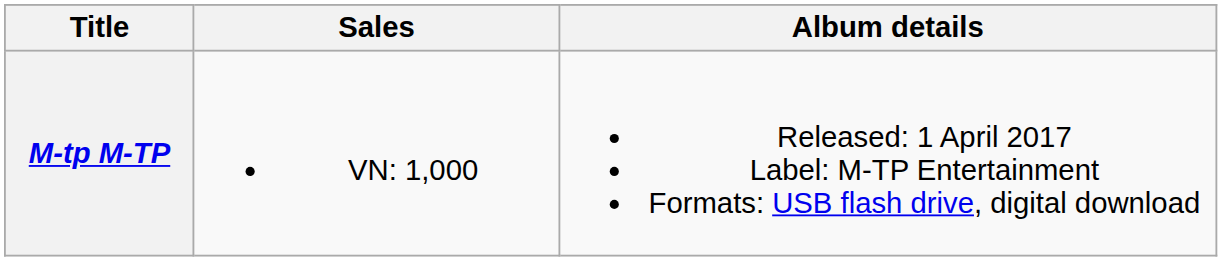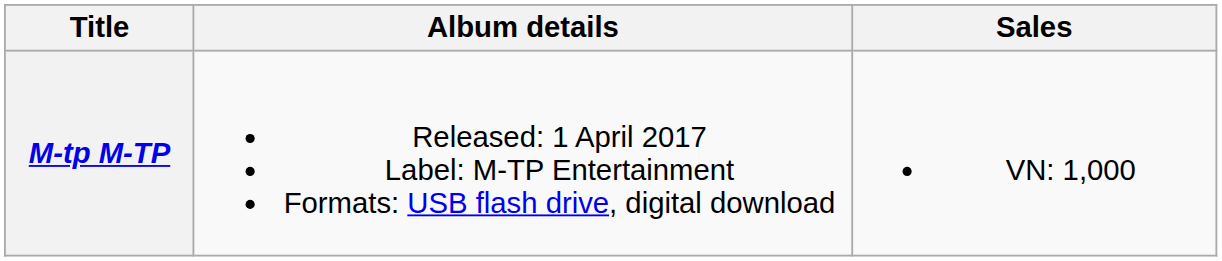columns swapped: (888, 27) <-> (377, 27)
